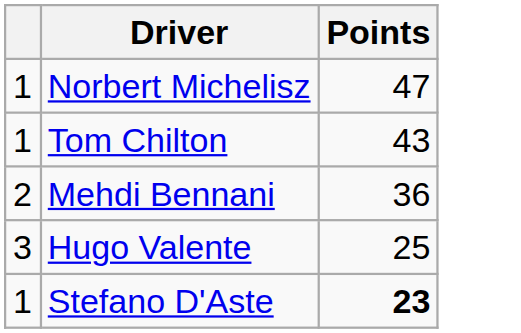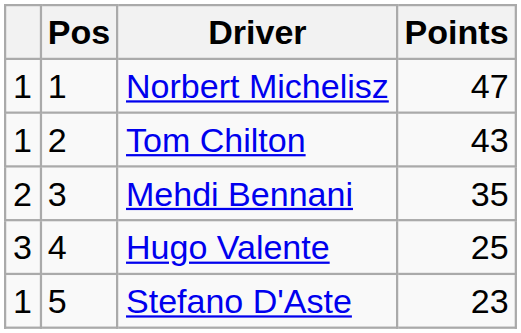+ column: (79, 32)
(411, 194) 36 -> (490, 194) 35
(411, 302) bold -> (490, 302) normal
